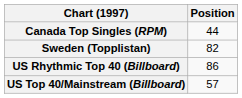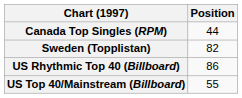(213, 84) 57 -> (213, 84) 55
